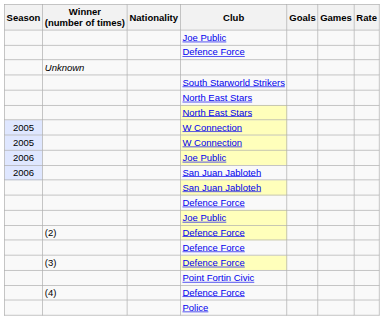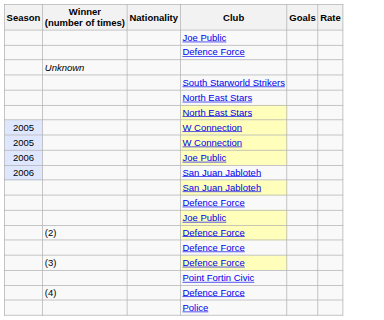- column: (336, 18)
